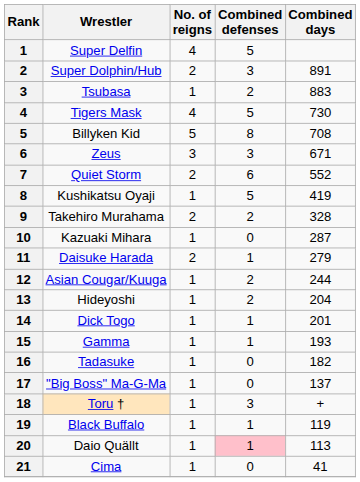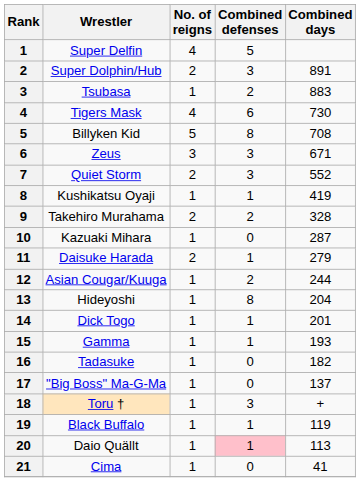(250, 112) 5 -> (250, 112) 6
(250, 175) 6 -> (250, 175) 3
(250, 196) 5 -> (250, 196) 1
(250, 300) 2 -> (250, 300) 8
